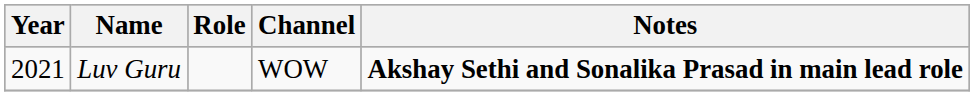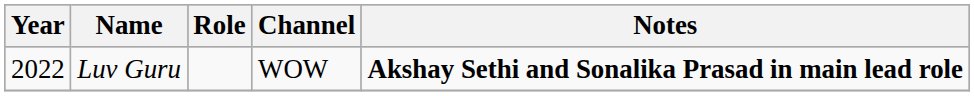(38, 68) 2021 -> (38, 68) 2022
